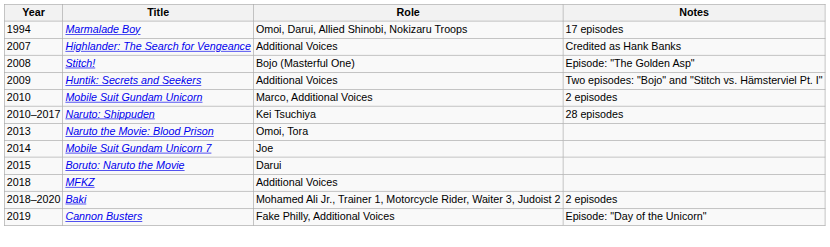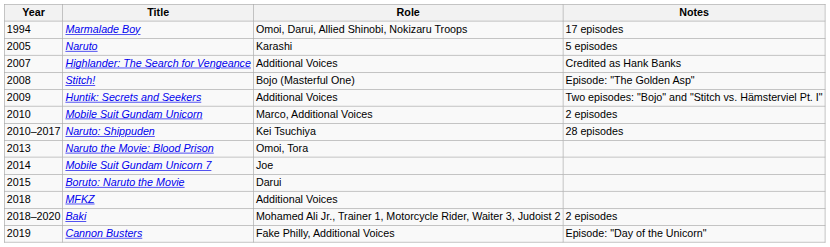+ row: (82, 47)
